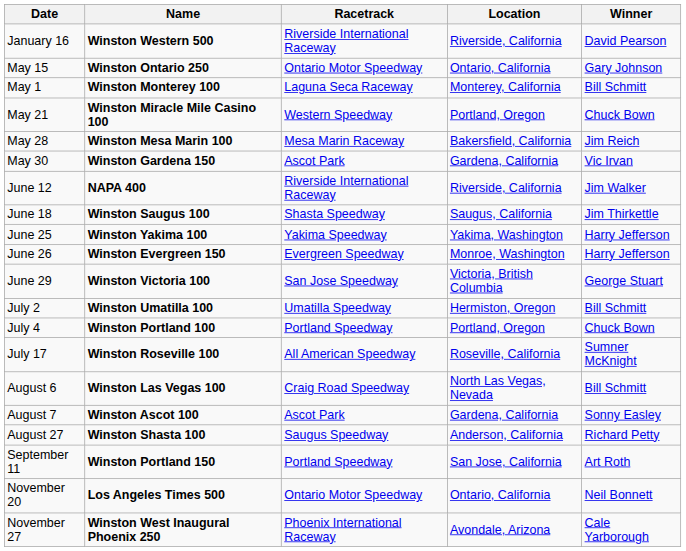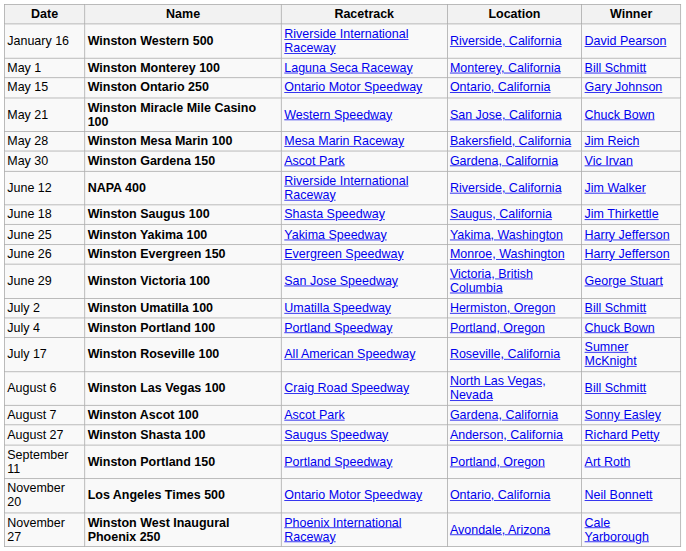rows swapped: (24, 87) <-> (28, 68)
(497, 114) Portland, Oregon -> (506, 114) San Jose, California
(506, 461) San Jose, California -> (497, 461) Portland, Oregon
